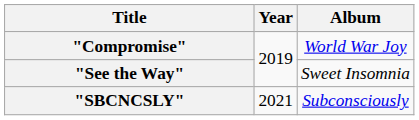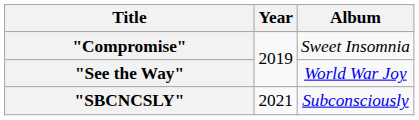(355, 45) World War Joy -> (355, 45) Sweet Insomnia
(355, 73) Sweet Insomnia -> (355, 73) World War Joy
